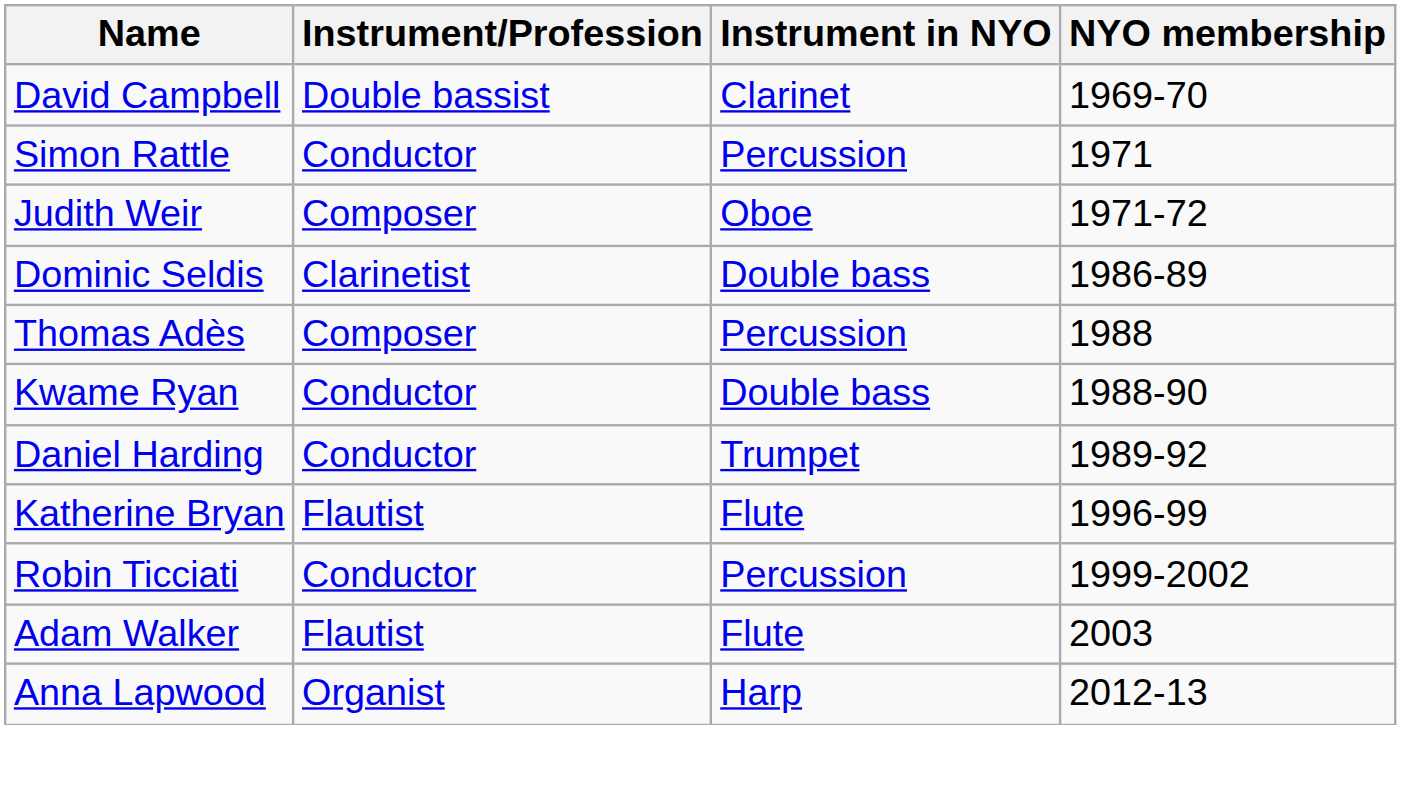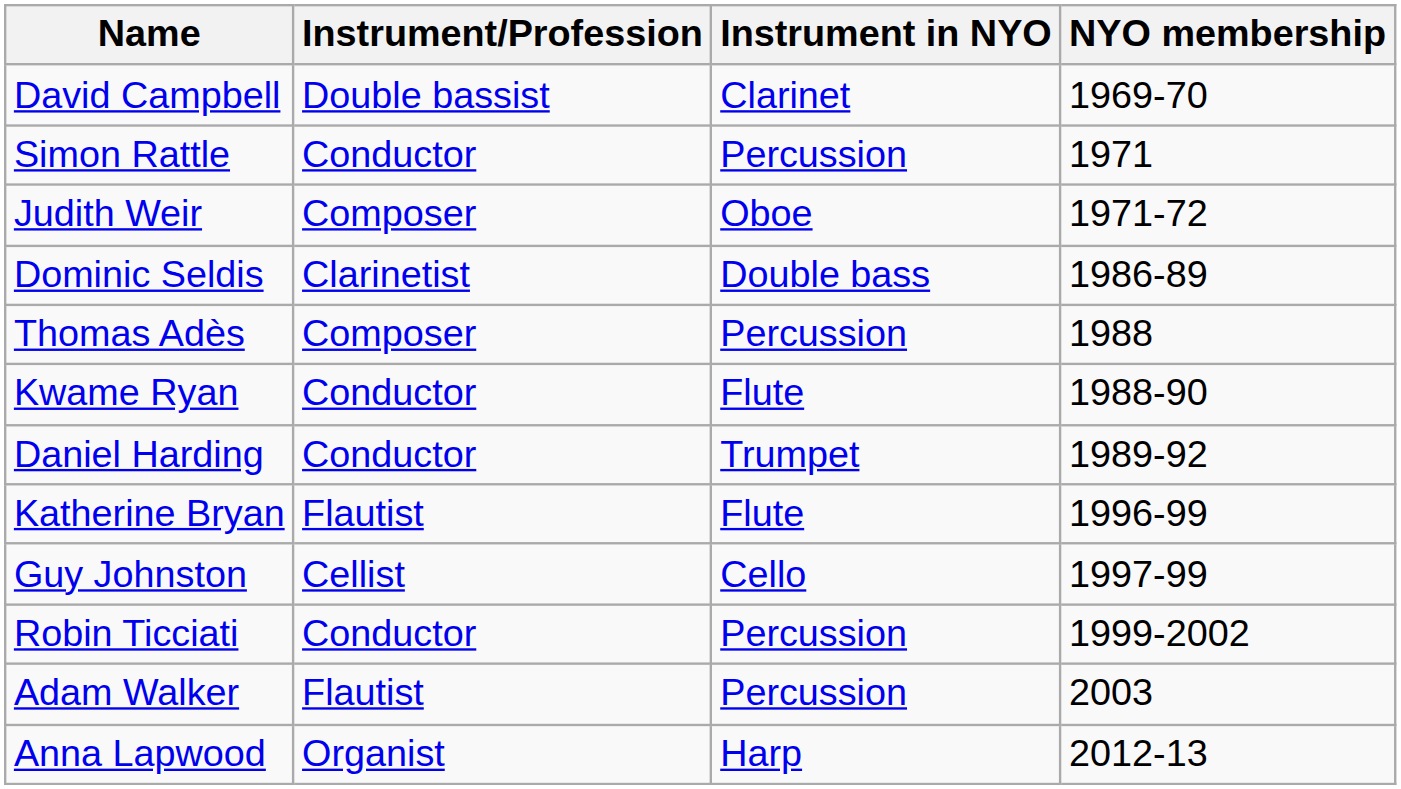(825, 393) Double bass -> (762, 393) Flute
+ row: (130, 573)
(762, 633) Flute -> (814, 693) Percussion
